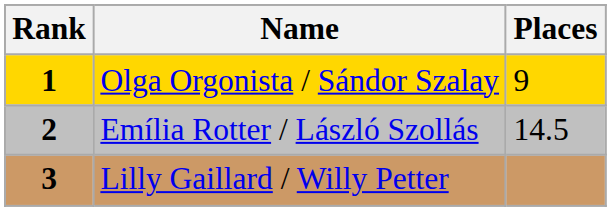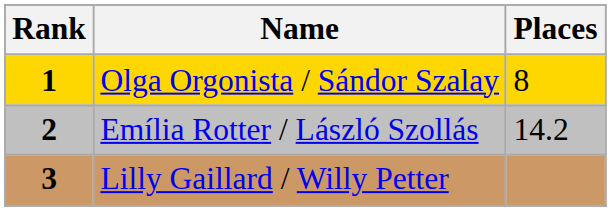(521, 79) 9 -> (521, 79) 8
(541, 129) 14.5 -> (541, 129) 14.2
